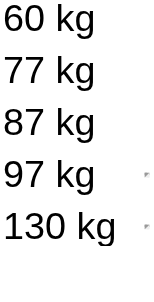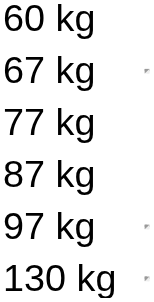+ row: (49, 70)
